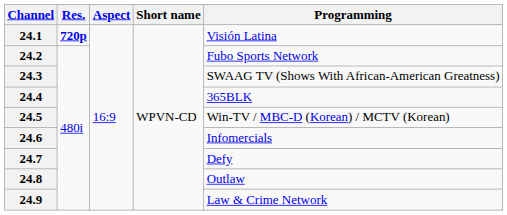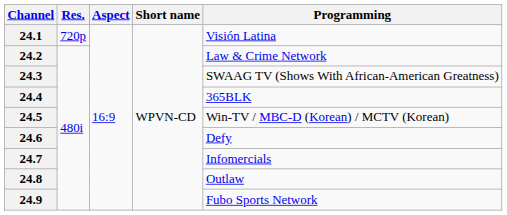(74, 35) bold -> (73, 35) normal
(262, 55) Fubo Sports Network -> (266, 55) Law & Crime Network
(239, 138) Infomercials -> (219, 138) Defy
(220, 158) Defy -> (239, 158) Infomercials
(267, 199) Law & Crime Network -> (262, 199) Fubo Sports Network
